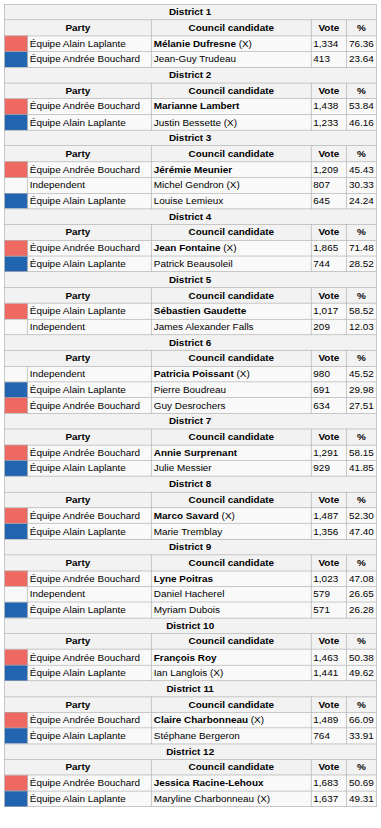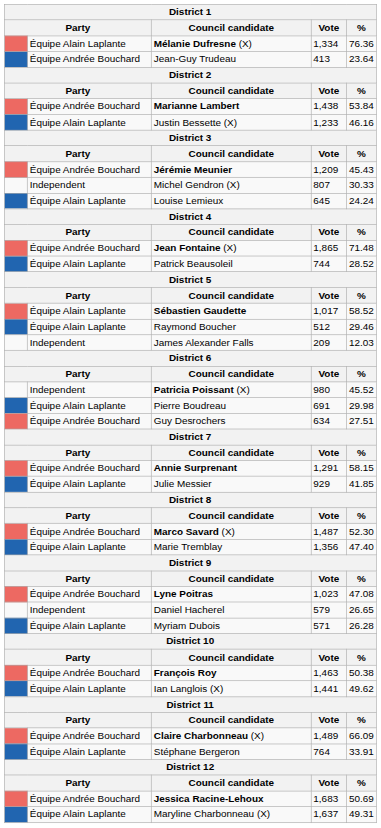+ row: (195, 327)
